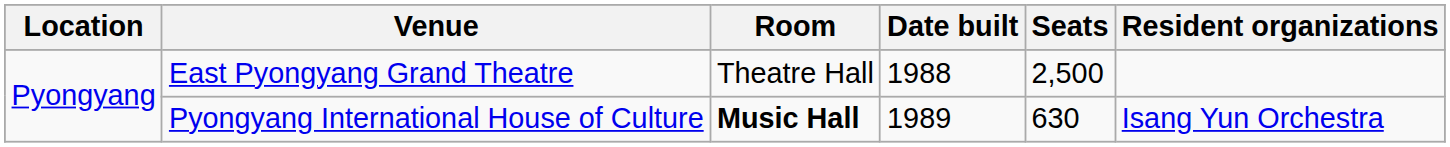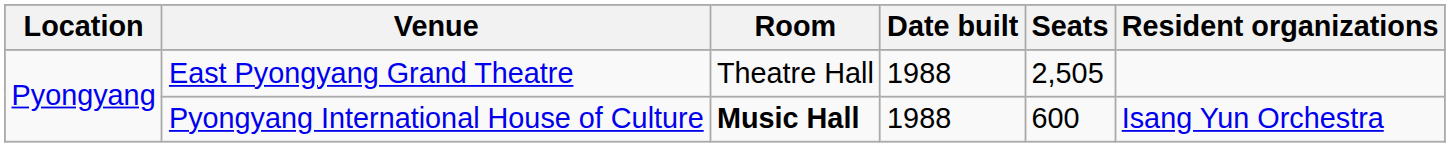(1068, 73) 2,500 -> (1068, 73) 2,505
(919, 118) 1989 -> (919, 118) 1988
(1056, 118) 630 -> (1056, 118) 600
